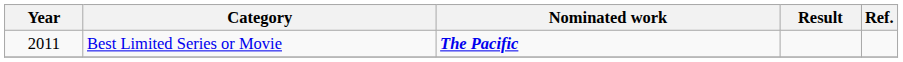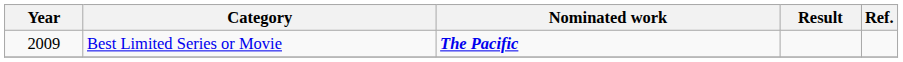(44, 43) 2011 -> (44, 43) 2009
